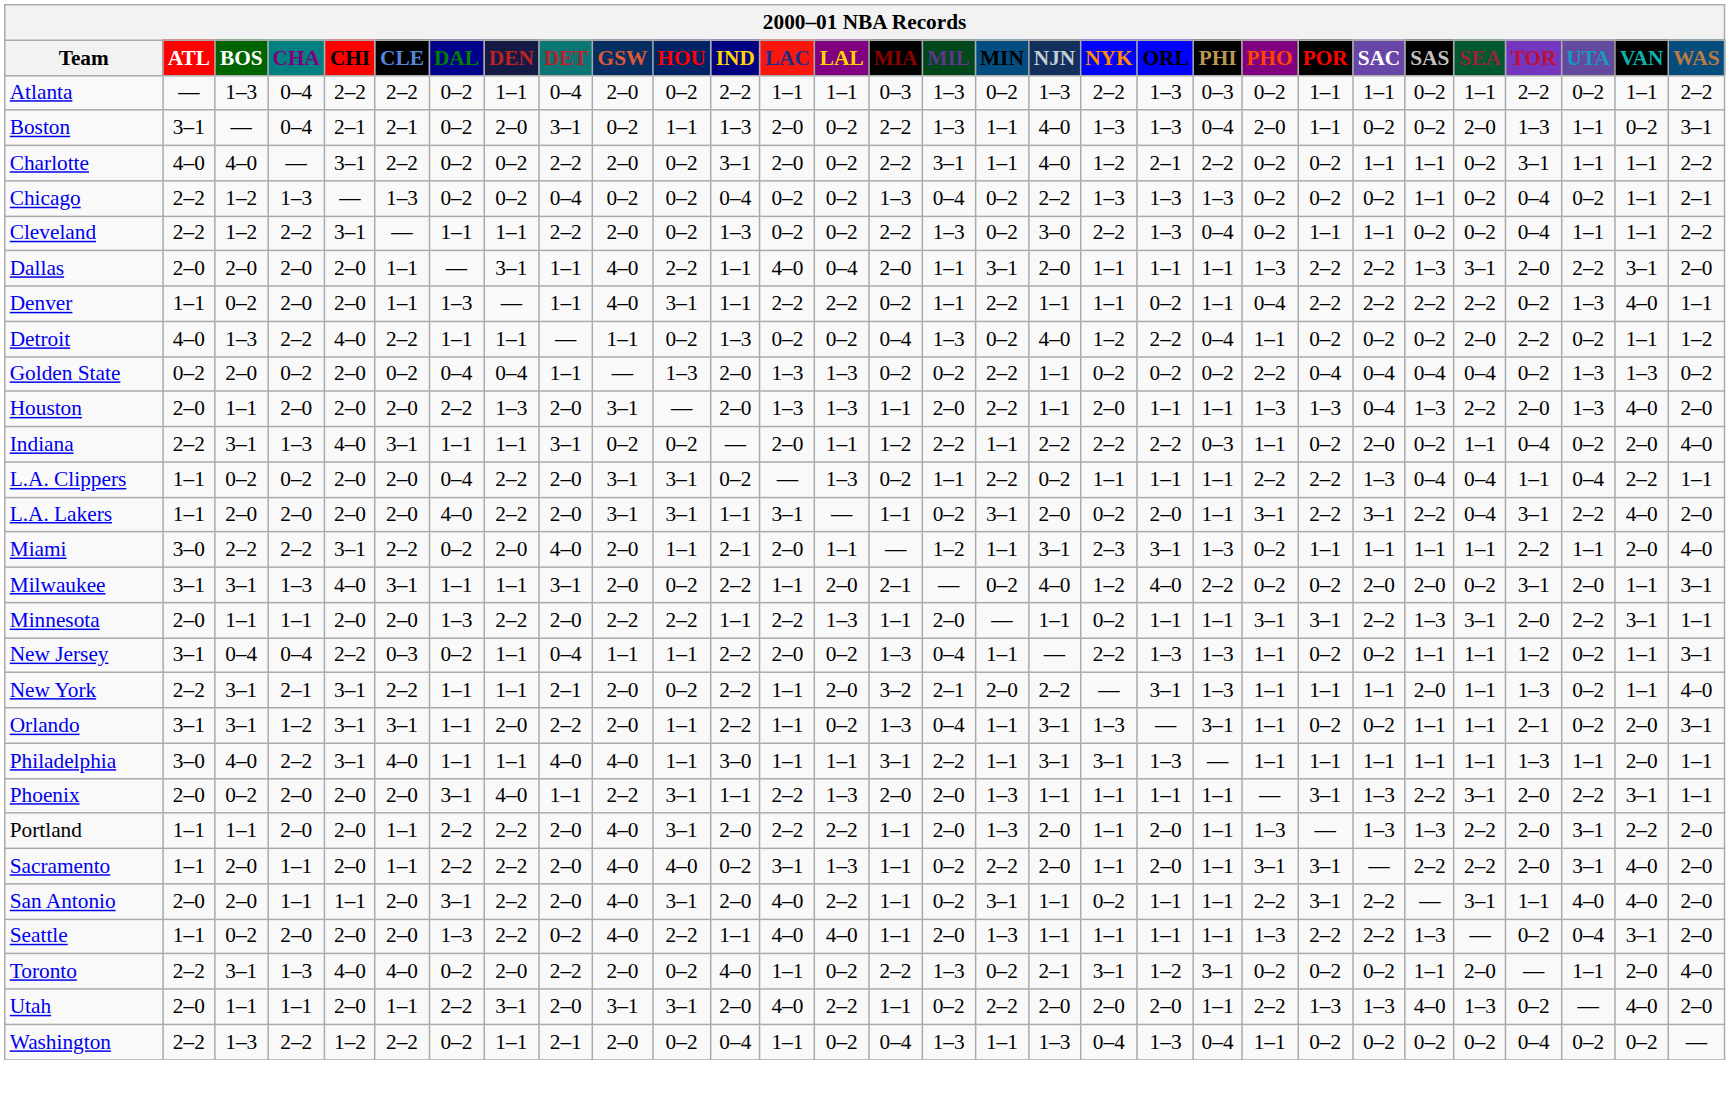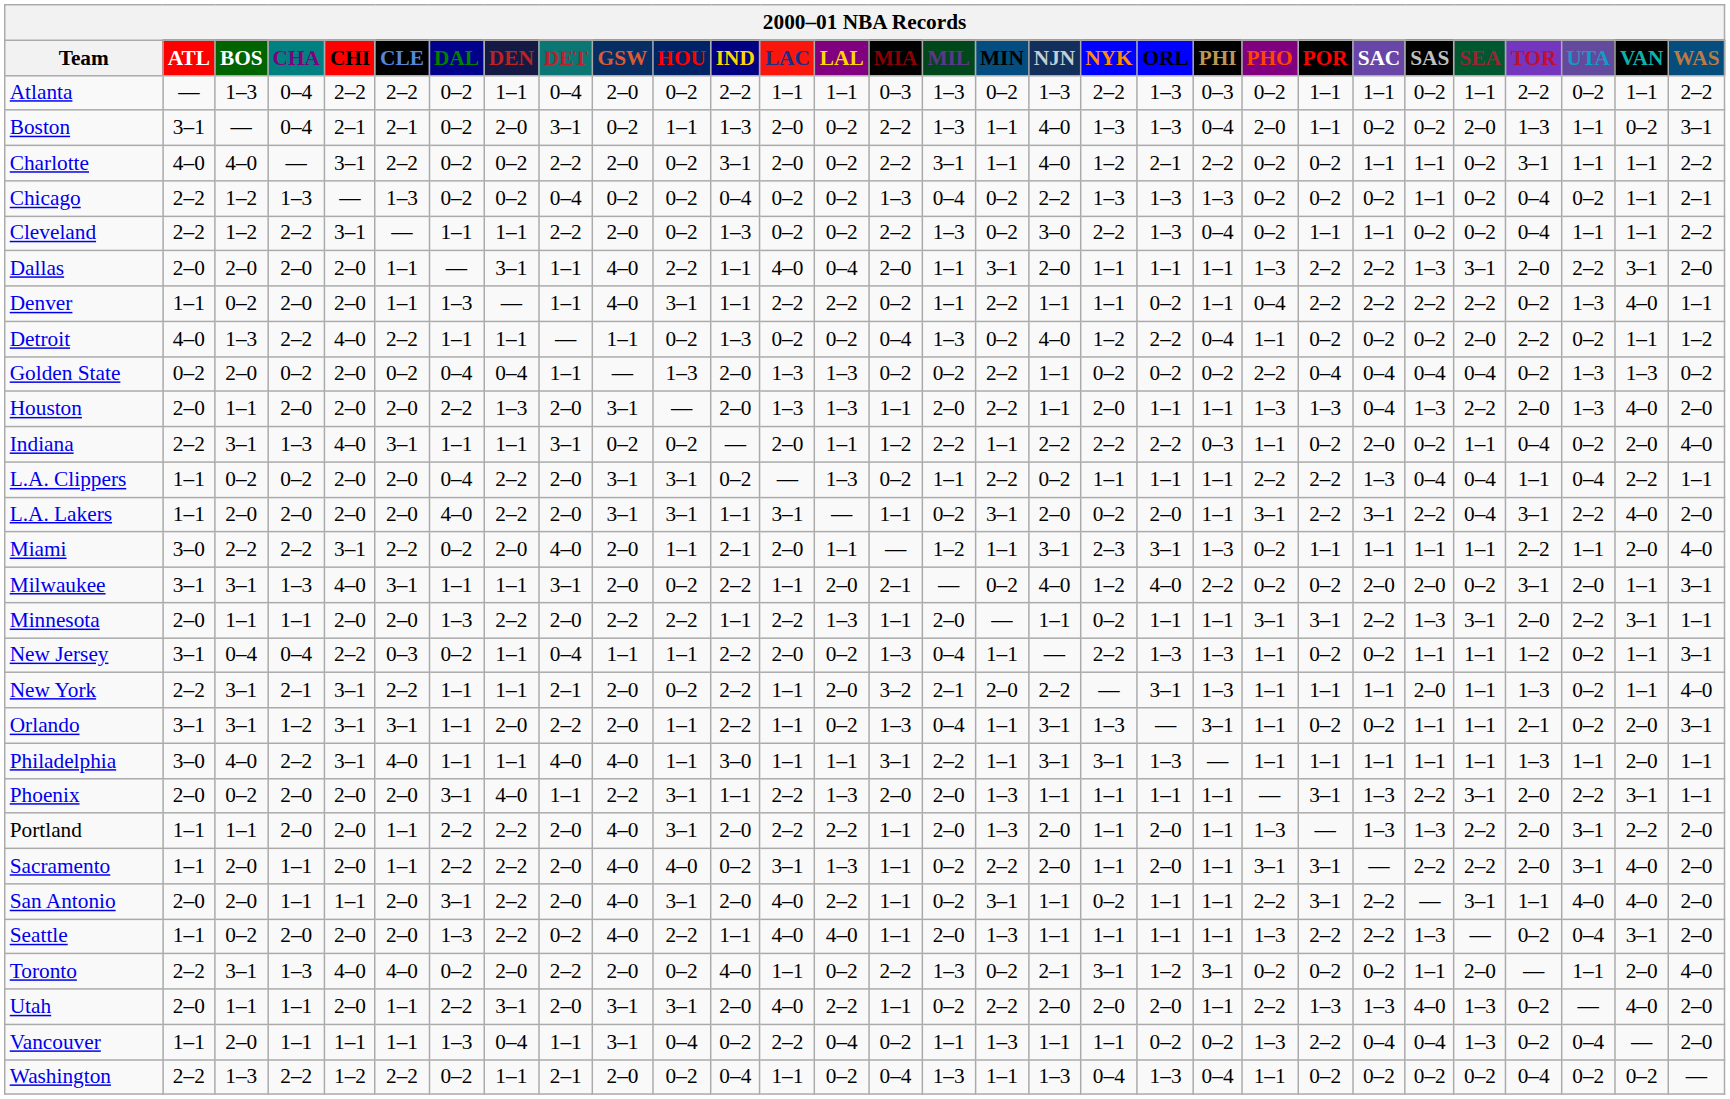+ row: (55, 1041)
